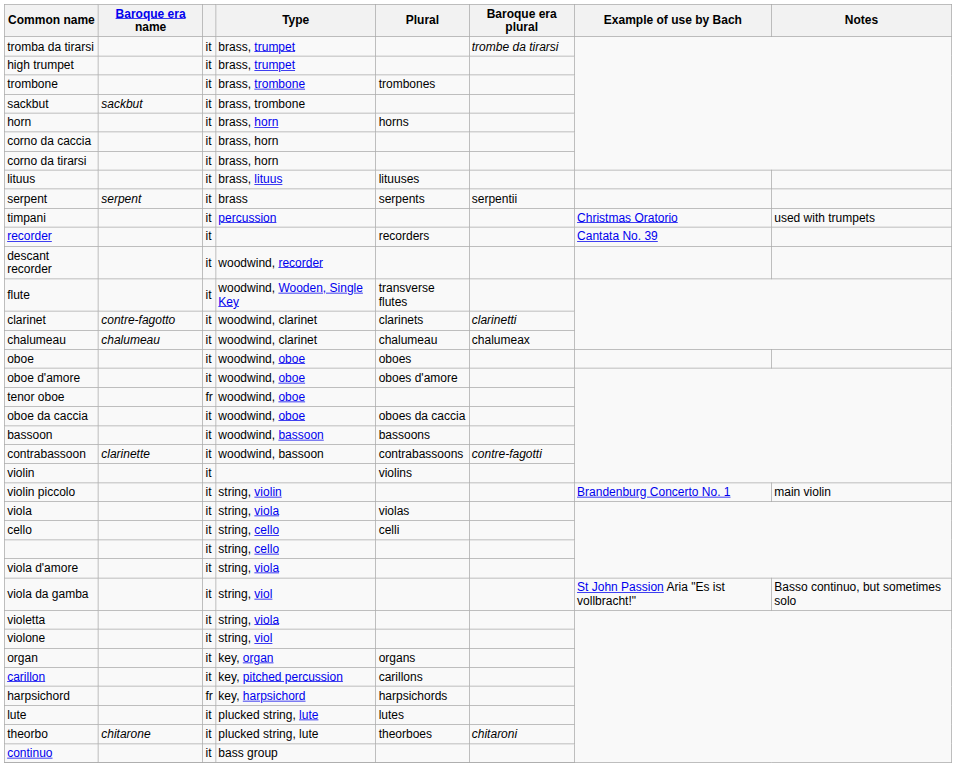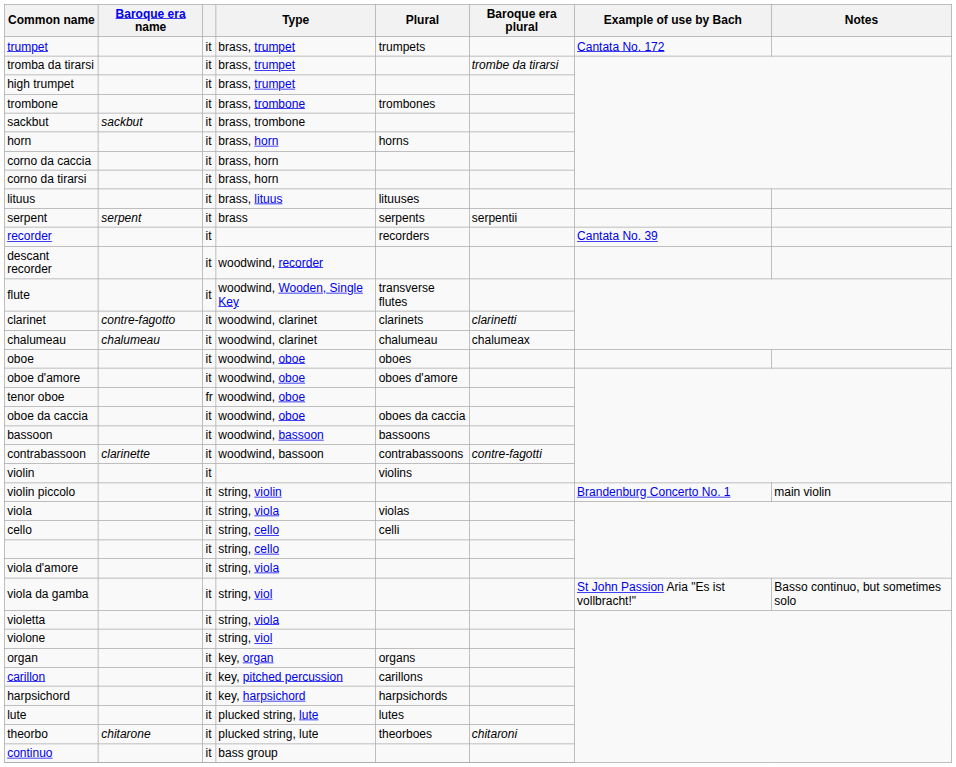+ row: (27, 46)
- row: (26, 217)
(209, 696) fr -> (208, 696) it
